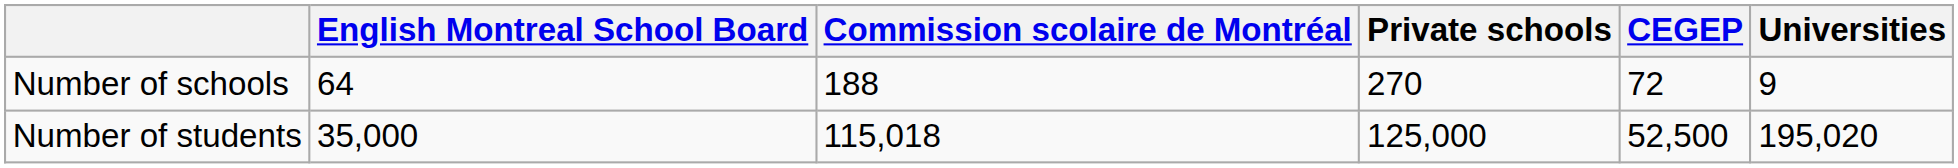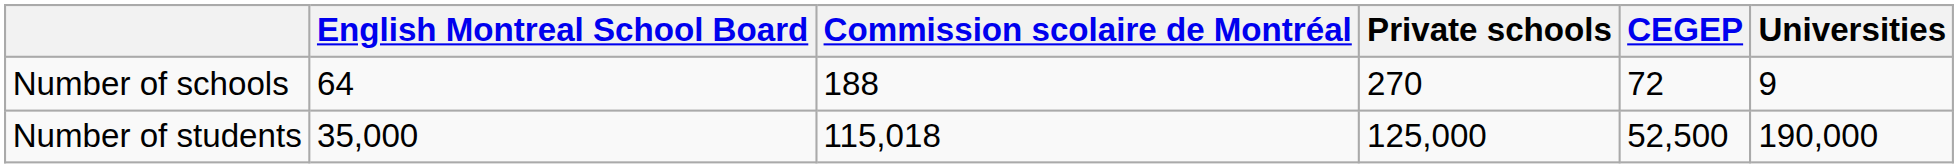(1818, 135) 195,020 -> (1818, 135) 190,000
